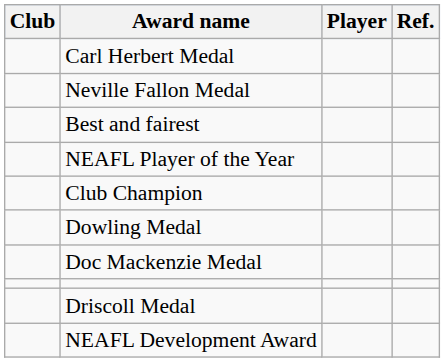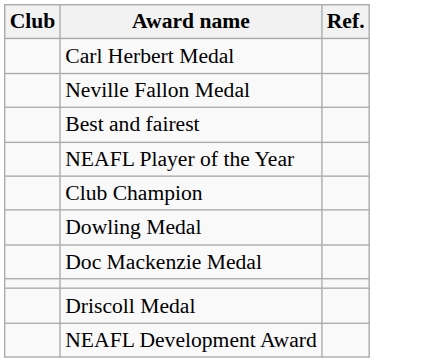- column: (357, 21)
